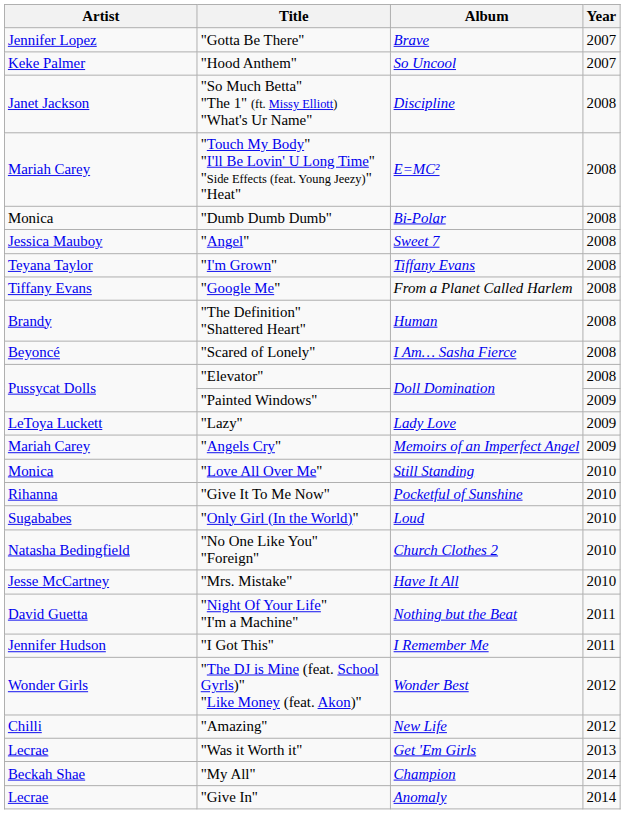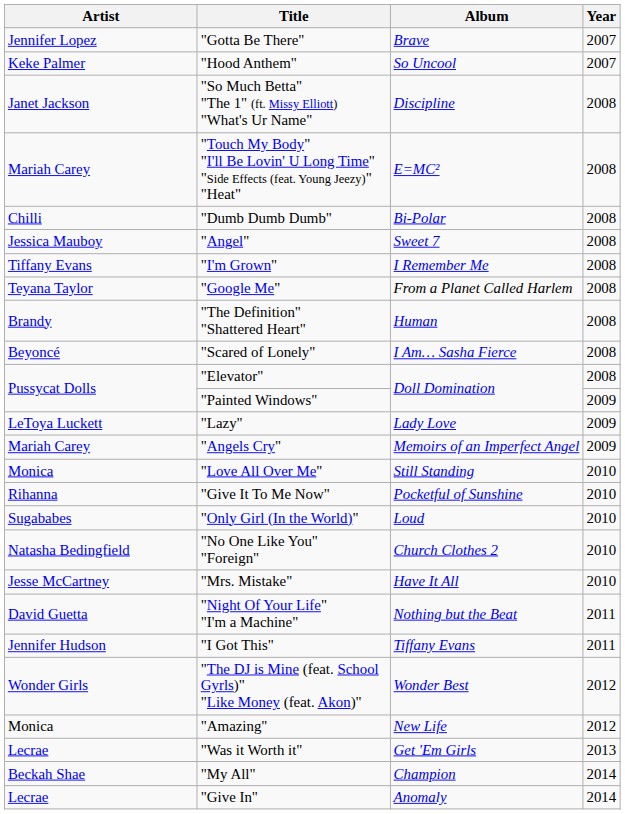(31, 217) Monica -> (25, 217) Chilli
(50, 265) Teyana Taylor -> (50, 265) Tiffany Evans
(434, 265) Tiffany Evans -> (441, 265) I Remember Me
(50, 288) Tiffany Evans -> (50, 288) Teyana Taylor
(441, 645) I Remember Me -> (434, 645) Tiffany Evans
(25, 726) Chilli -> (31, 726) Monica
